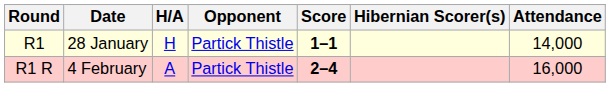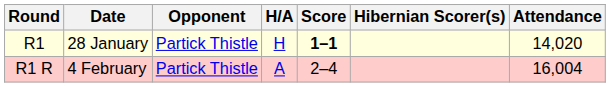columns swapped: (242, 17) <-> (170, 17)
(557, 43) 14,000 -> (557, 43) 14,020
(324, 69) bold -> (324, 69) normal
(557, 69) 16,000 -> (557, 69) 16,004
